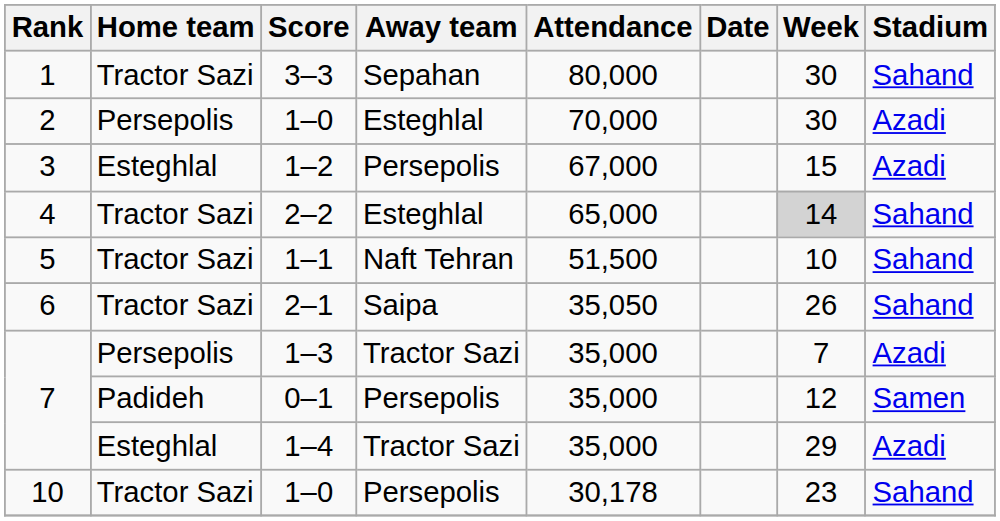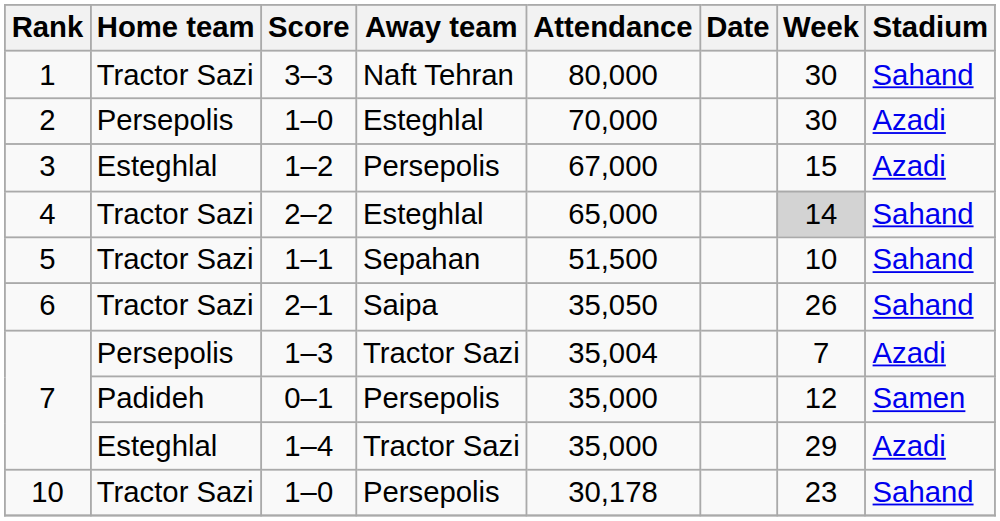(422, 74) Sepahan -> (438, 74) Naft Tehran
(438, 259) Naft Tehran -> (422, 259) Sepahan
(613, 352) 35,000 -> (613, 352) 35,004
